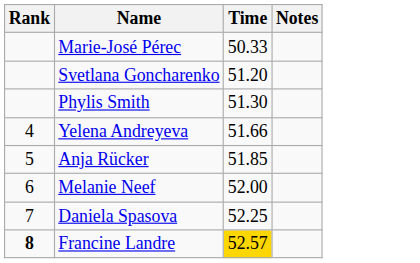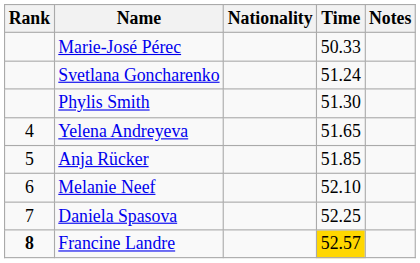+ column: (270, 18)
(248, 74) 51.20 -> (341, 74) 51.24
(248, 131) 51.66 -> (341, 131) 51.65
(248, 187) 52.00 -> (341, 187) 52.10
